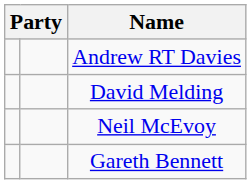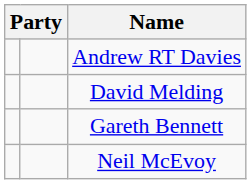rows swapped: (157, 126) <-> (157, 160)
